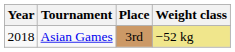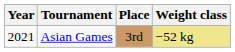(21, 36) 2018 -> (21, 36) 2021
